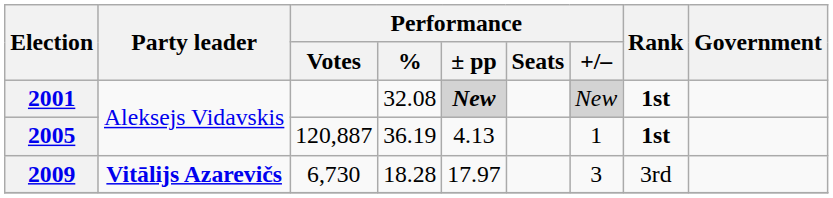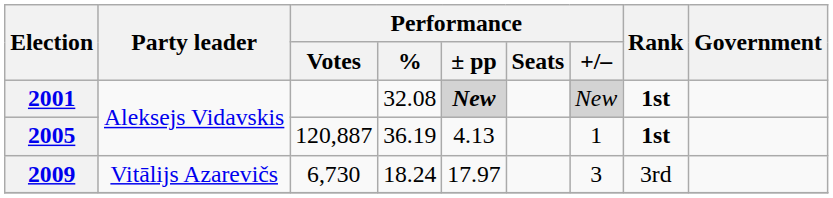(194, 173) bold -> (194, 173) normal
(410, 173) 18.28 -> (410, 173) 18.24
